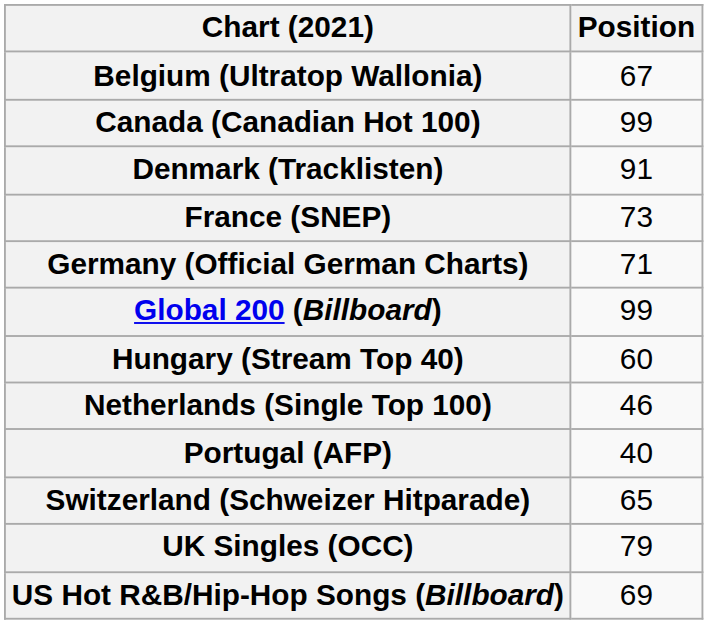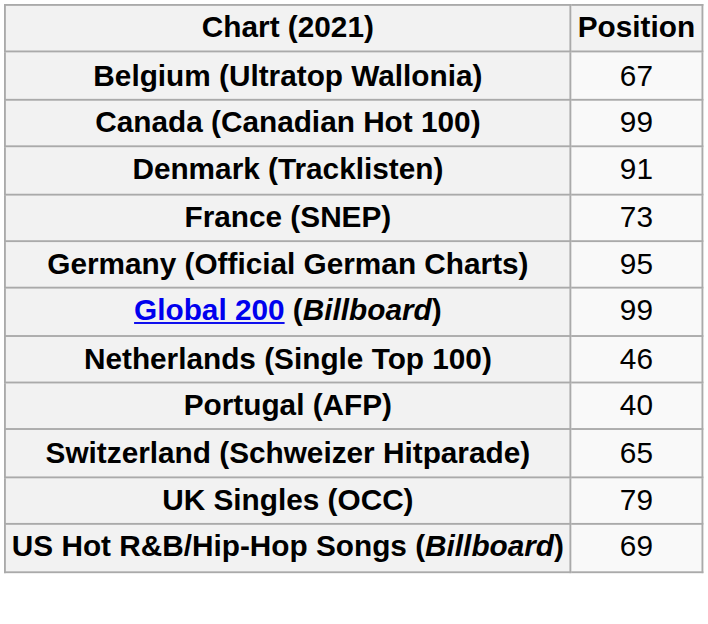(636, 264) 71 -> (636, 264) 95
- row: (288, 358)
